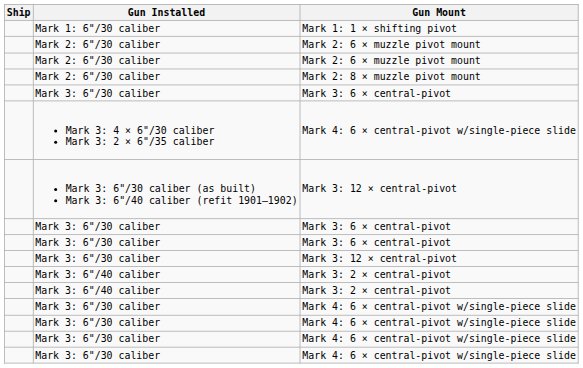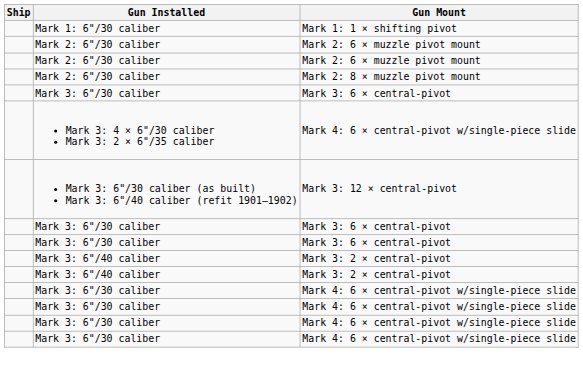- row: (98, 259)
